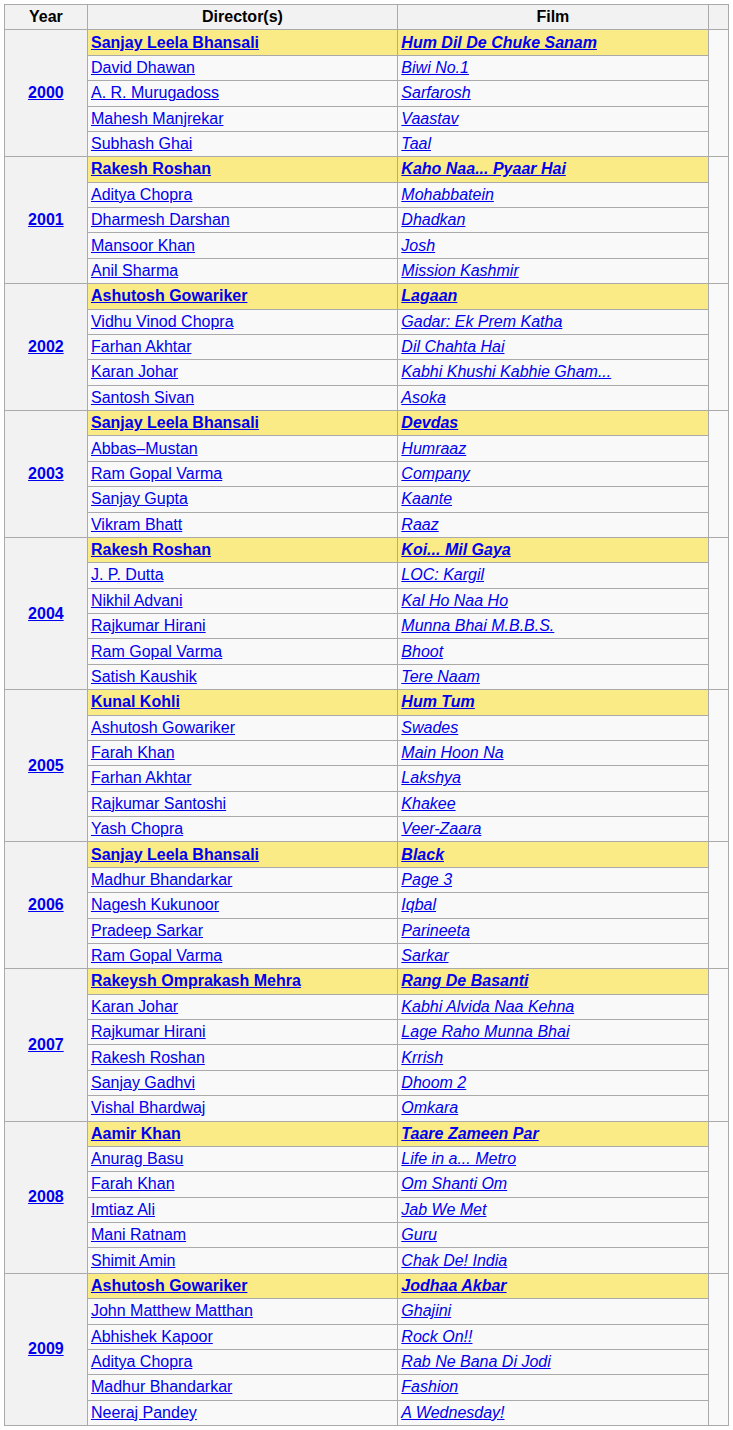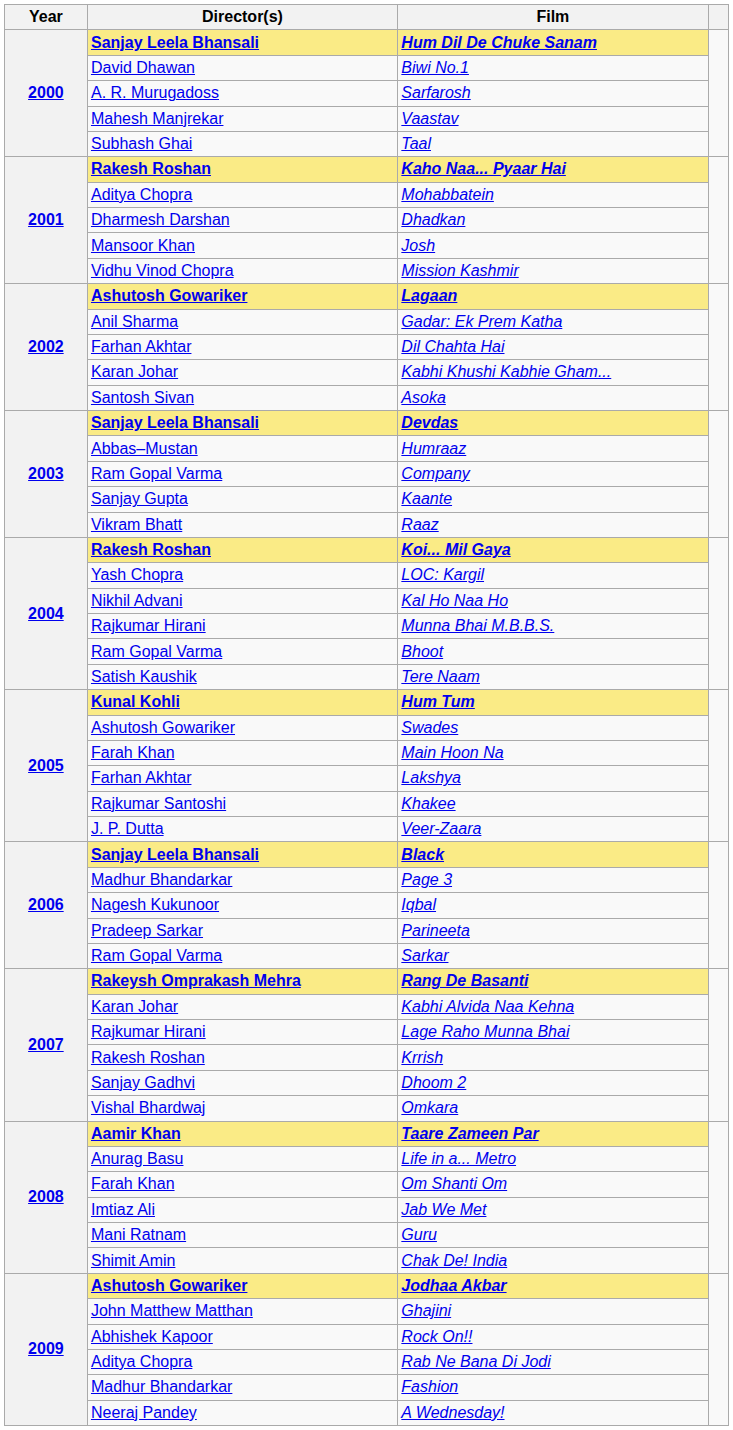(135, 270) Anil Sharma -> (162, 270) Vidhu Vinod Chopra
(162, 321) Vidhu Vinod Chopra -> (135, 321) Anil Sharma
(127, 575) J. P. Dutta -> (137, 575) Yash Chopra
(137, 829) Yash Chopra -> (127, 829) J. P. Dutta
